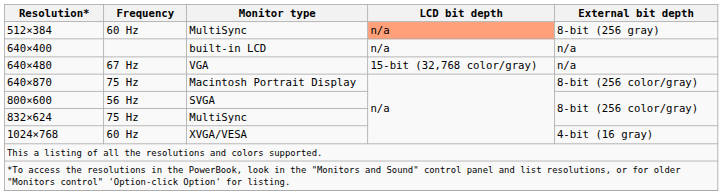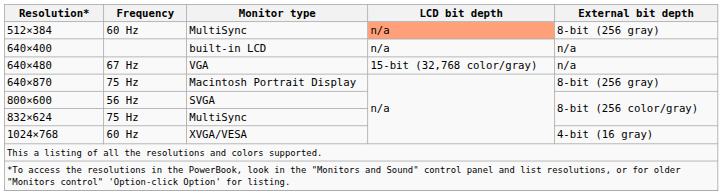(628, 83) 8-bit (256 color/gray) -> (608, 83) 8-bit (256 gray)
